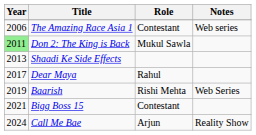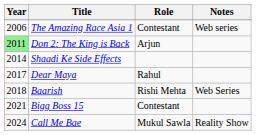(164, 43) Mukul Sawla -> (149, 43) Arjun
(17, 59) 2013 -> (17, 59) 2014
(17, 91) 2019 -> (17, 91) 2018
(149, 122) Arjun -> (164, 122) Mukul Sawla
